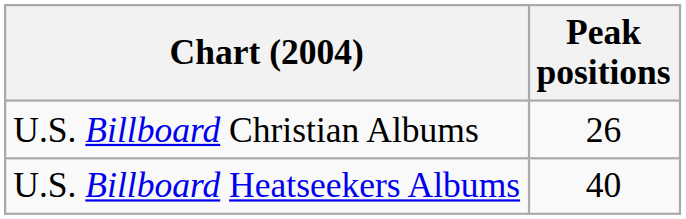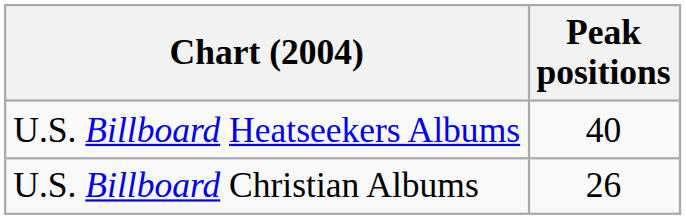rows swapped: (267, 185) <-> (246, 128)
